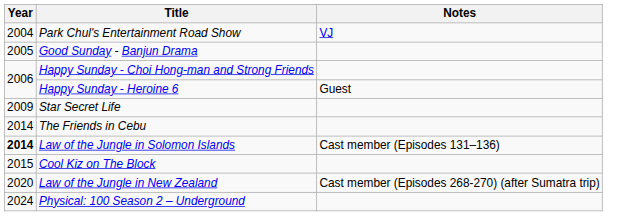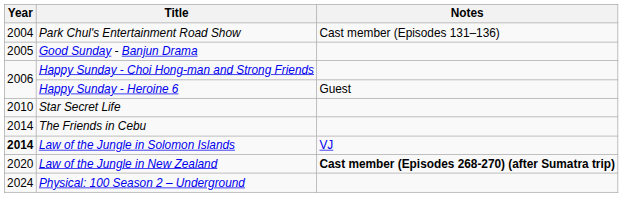(326, 32) VJ -> (410, 32) Cast member (Episodes 131–136)
(20, 107) 2009 -> (20, 107) 2010
(410, 145) Cast member (Episodes 131–136) -> (326, 145) VJ
- row: (97, 164)
(460, 182) normal -> (467, 164) bold
